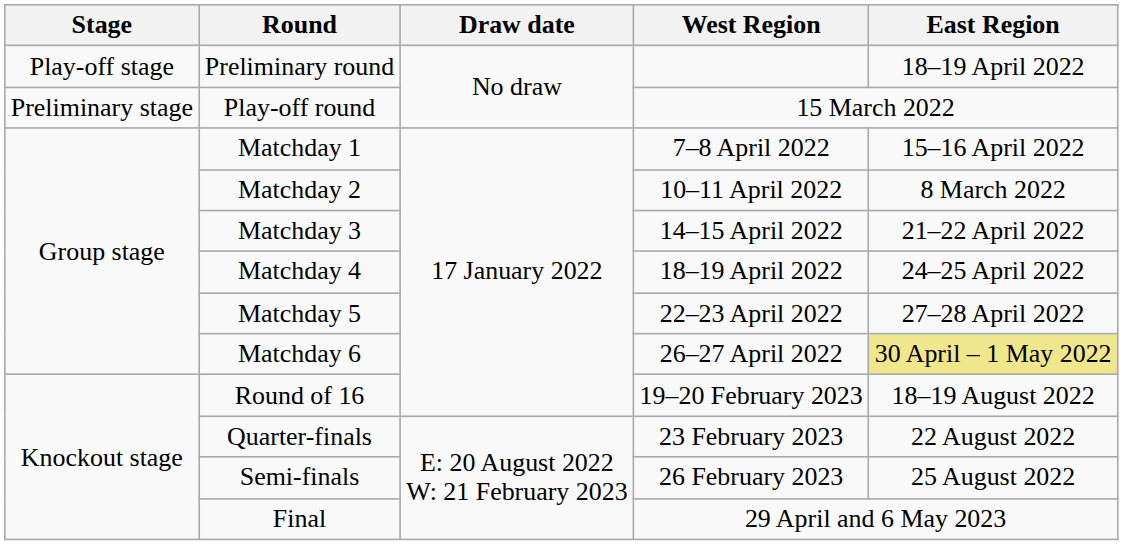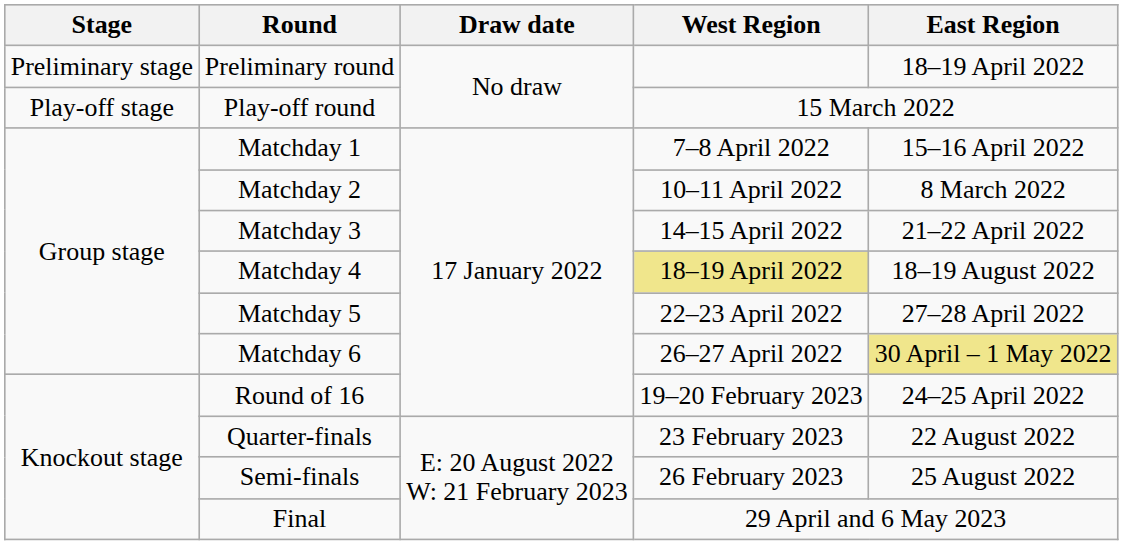(102, 66) Play-off stage -> (102, 66) Preliminary stage
(102, 107) Preliminary stage -> (102, 107) Play-off stage
(751, 271) no background -> (751, 271) khaki background
(993, 271) 24–25 April 2022 -> (993, 271) 18–19 August 2022
(993, 395) 18–19 August 2022 -> (993, 395) 24–25 April 2022
